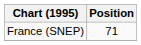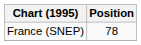(112, 31) 71 -> (112, 31) 78
